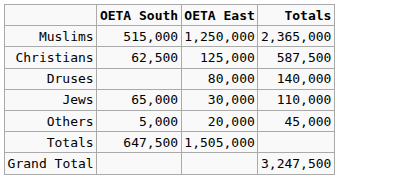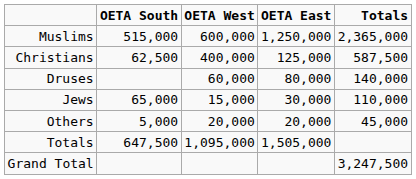+ column: (220, 15)
